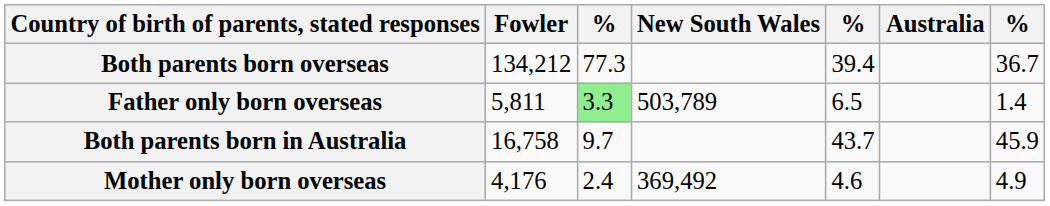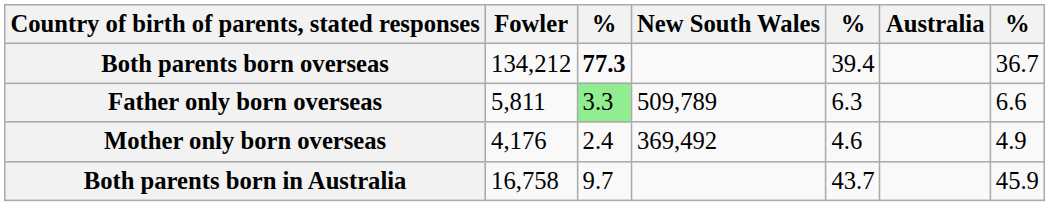(604, 63) normal -> (604, 63) bold
(677, 102) 503,789 -> (677, 102) 509,789
(847, 102) 6.5 -> (847, 102) 6.3
(1011, 102) 1.4 -> (1011, 102) 6.6
rows swapped: (245, 180) <-> (245, 141)
